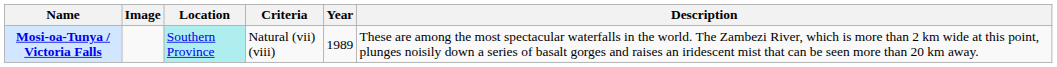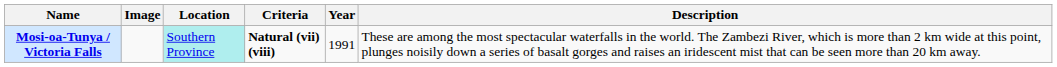(282, 44) normal -> (284, 44) bold
(340, 44) 1989 -> (342, 44) 1991
